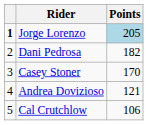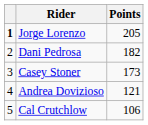(132, 33) lightblue background -> (132, 33) no background
(132, 72) 170 -> (132, 72) 173
